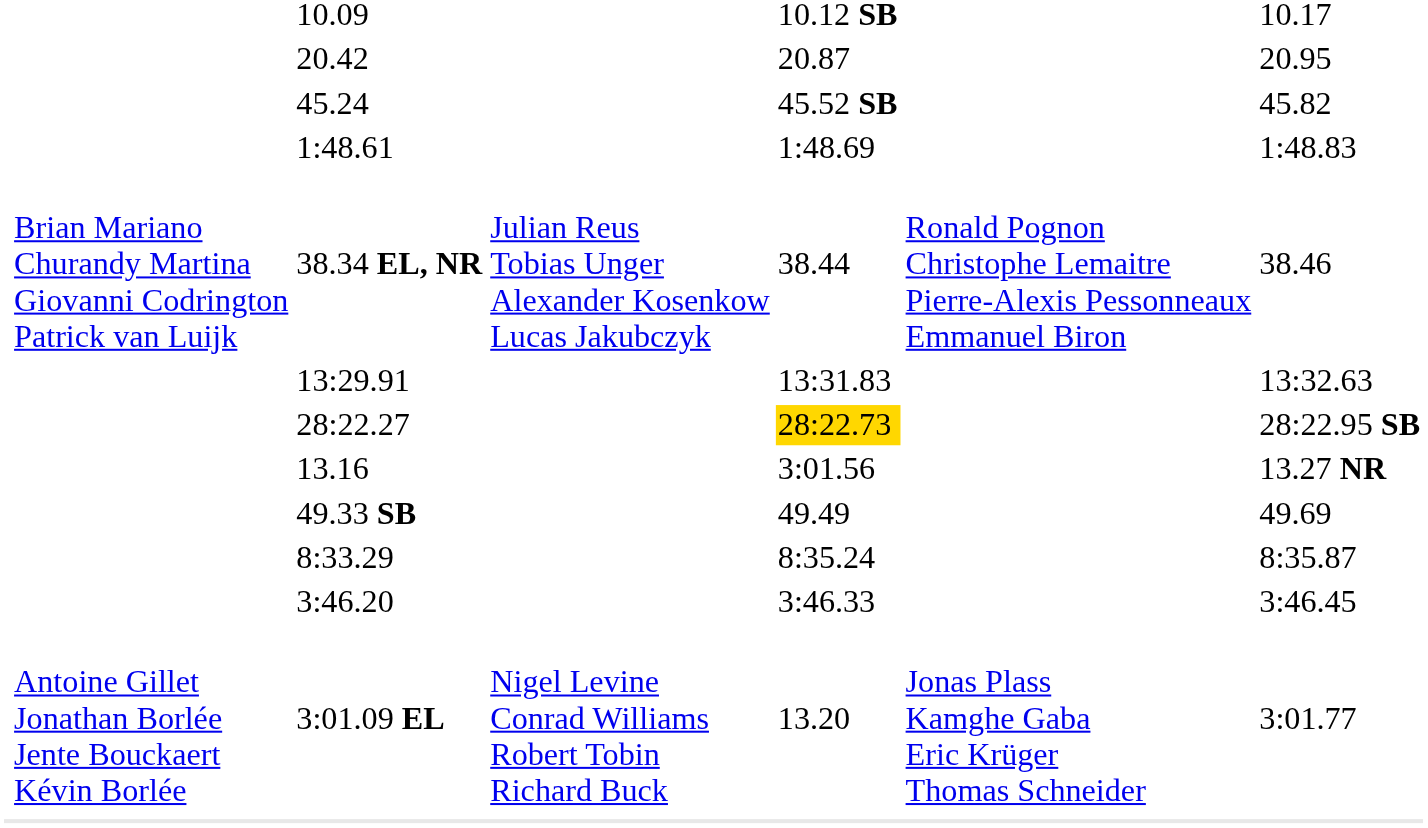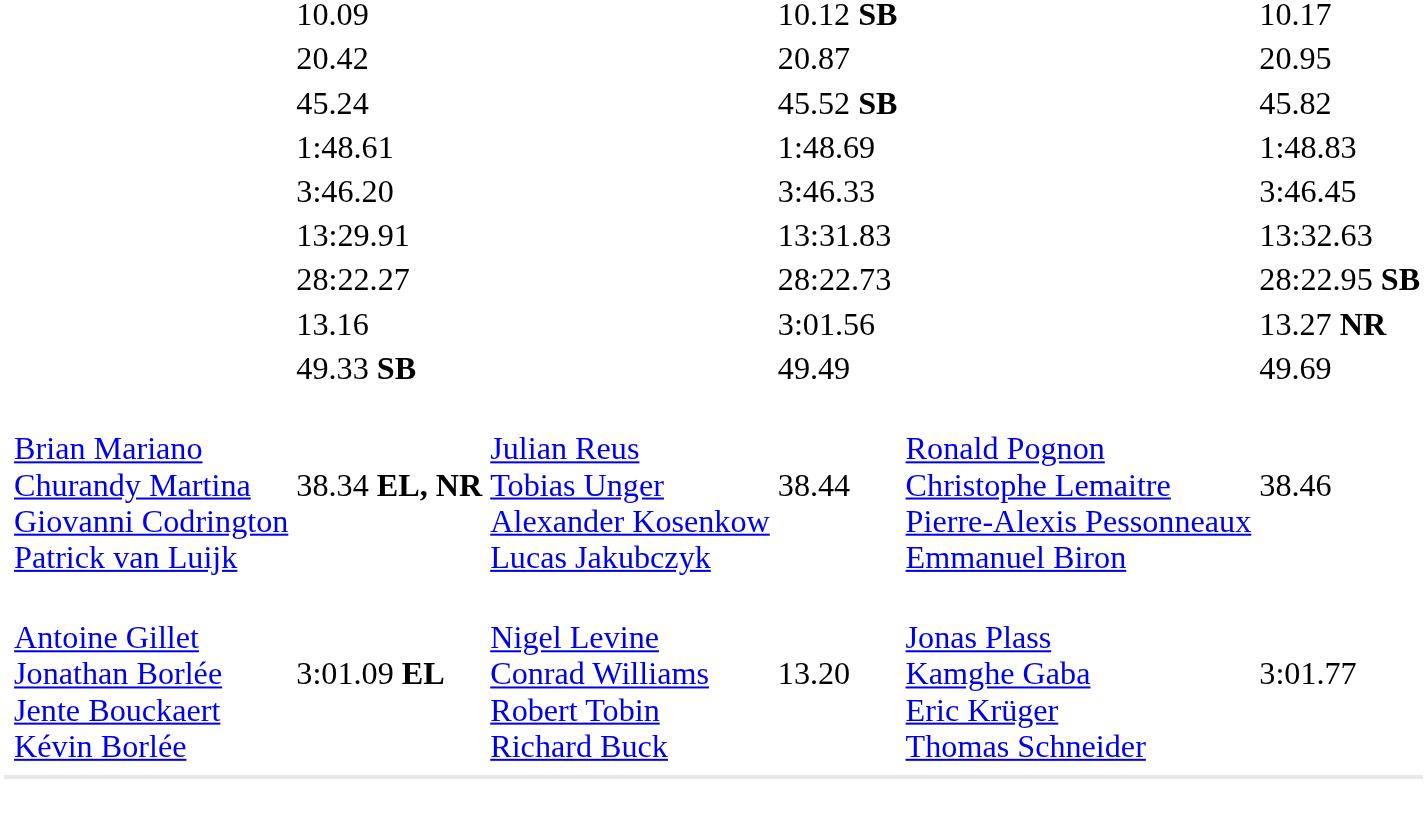rows swapped: (151, 602) <-> (151, 281)
(835, 424) gold background -> (835, 279) no background
- row: (151, 558)
